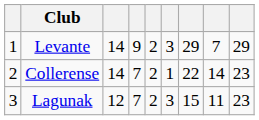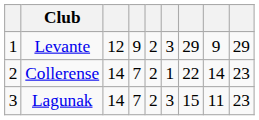(116, 45) 14 -> (116, 45) 12
(216, 45) 7 -> (216, 45) 9
(116, 100) 12 -> (116, 100) 14
